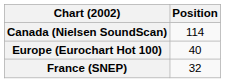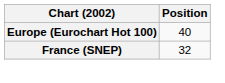- row: (87, 31)
